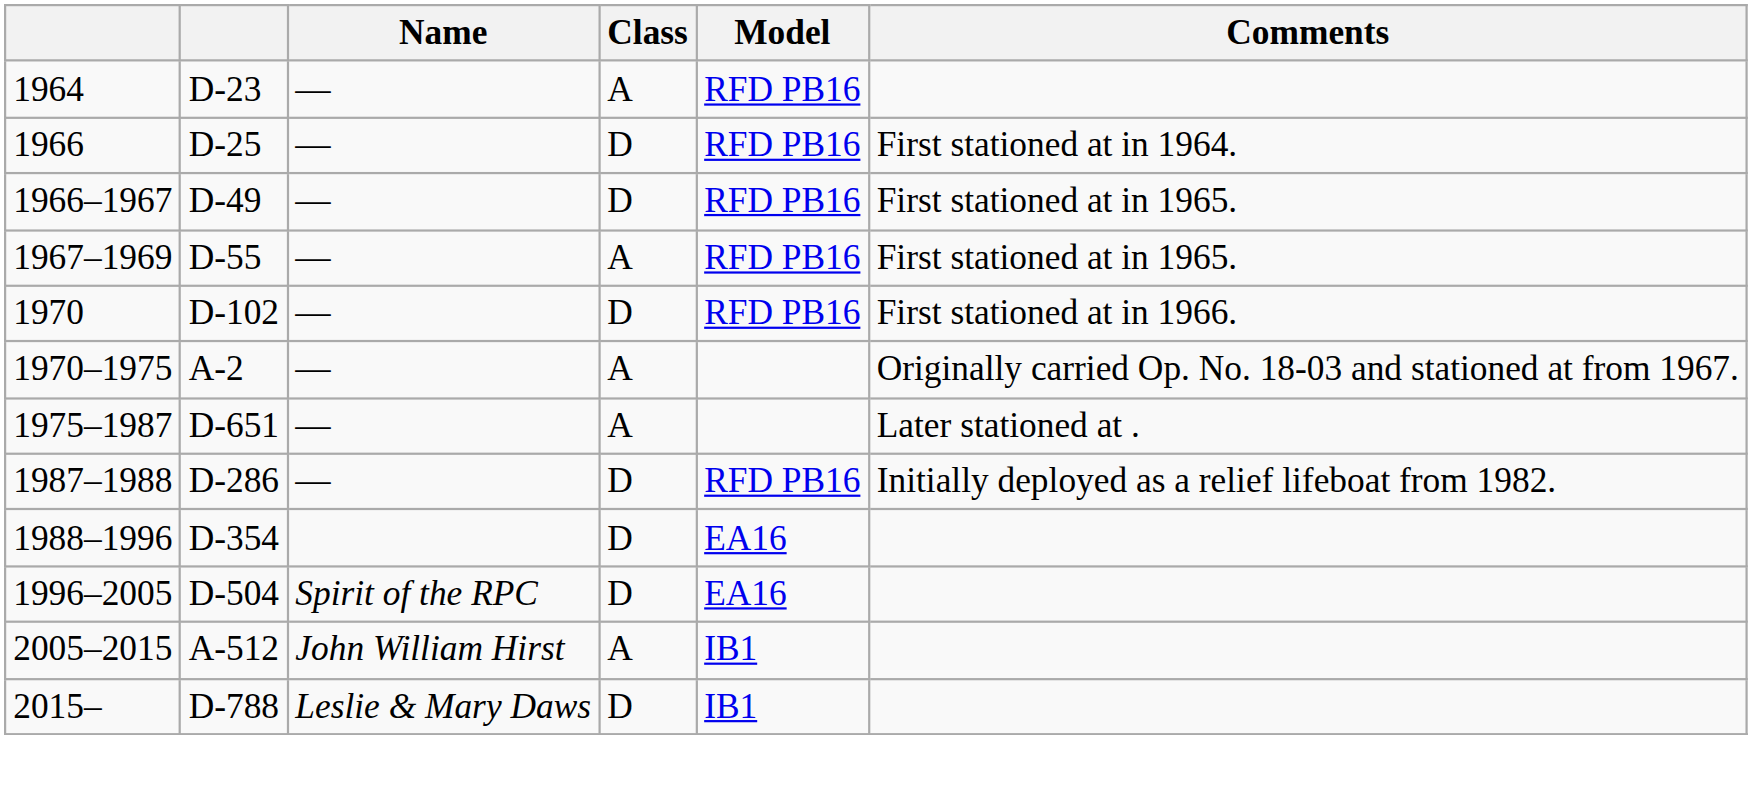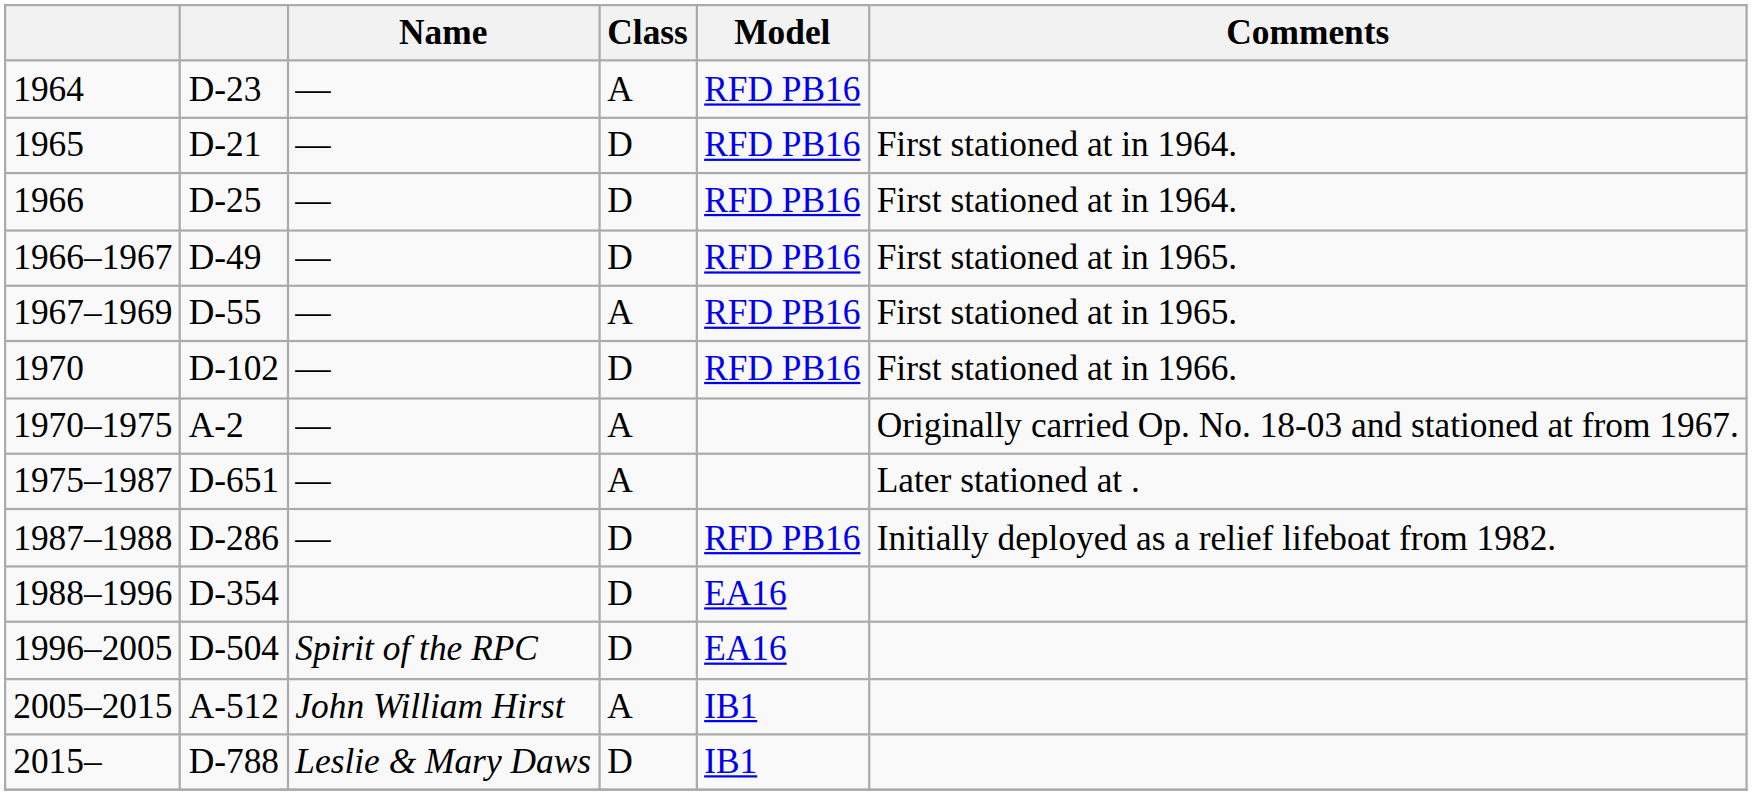+ row: (49, 144)
